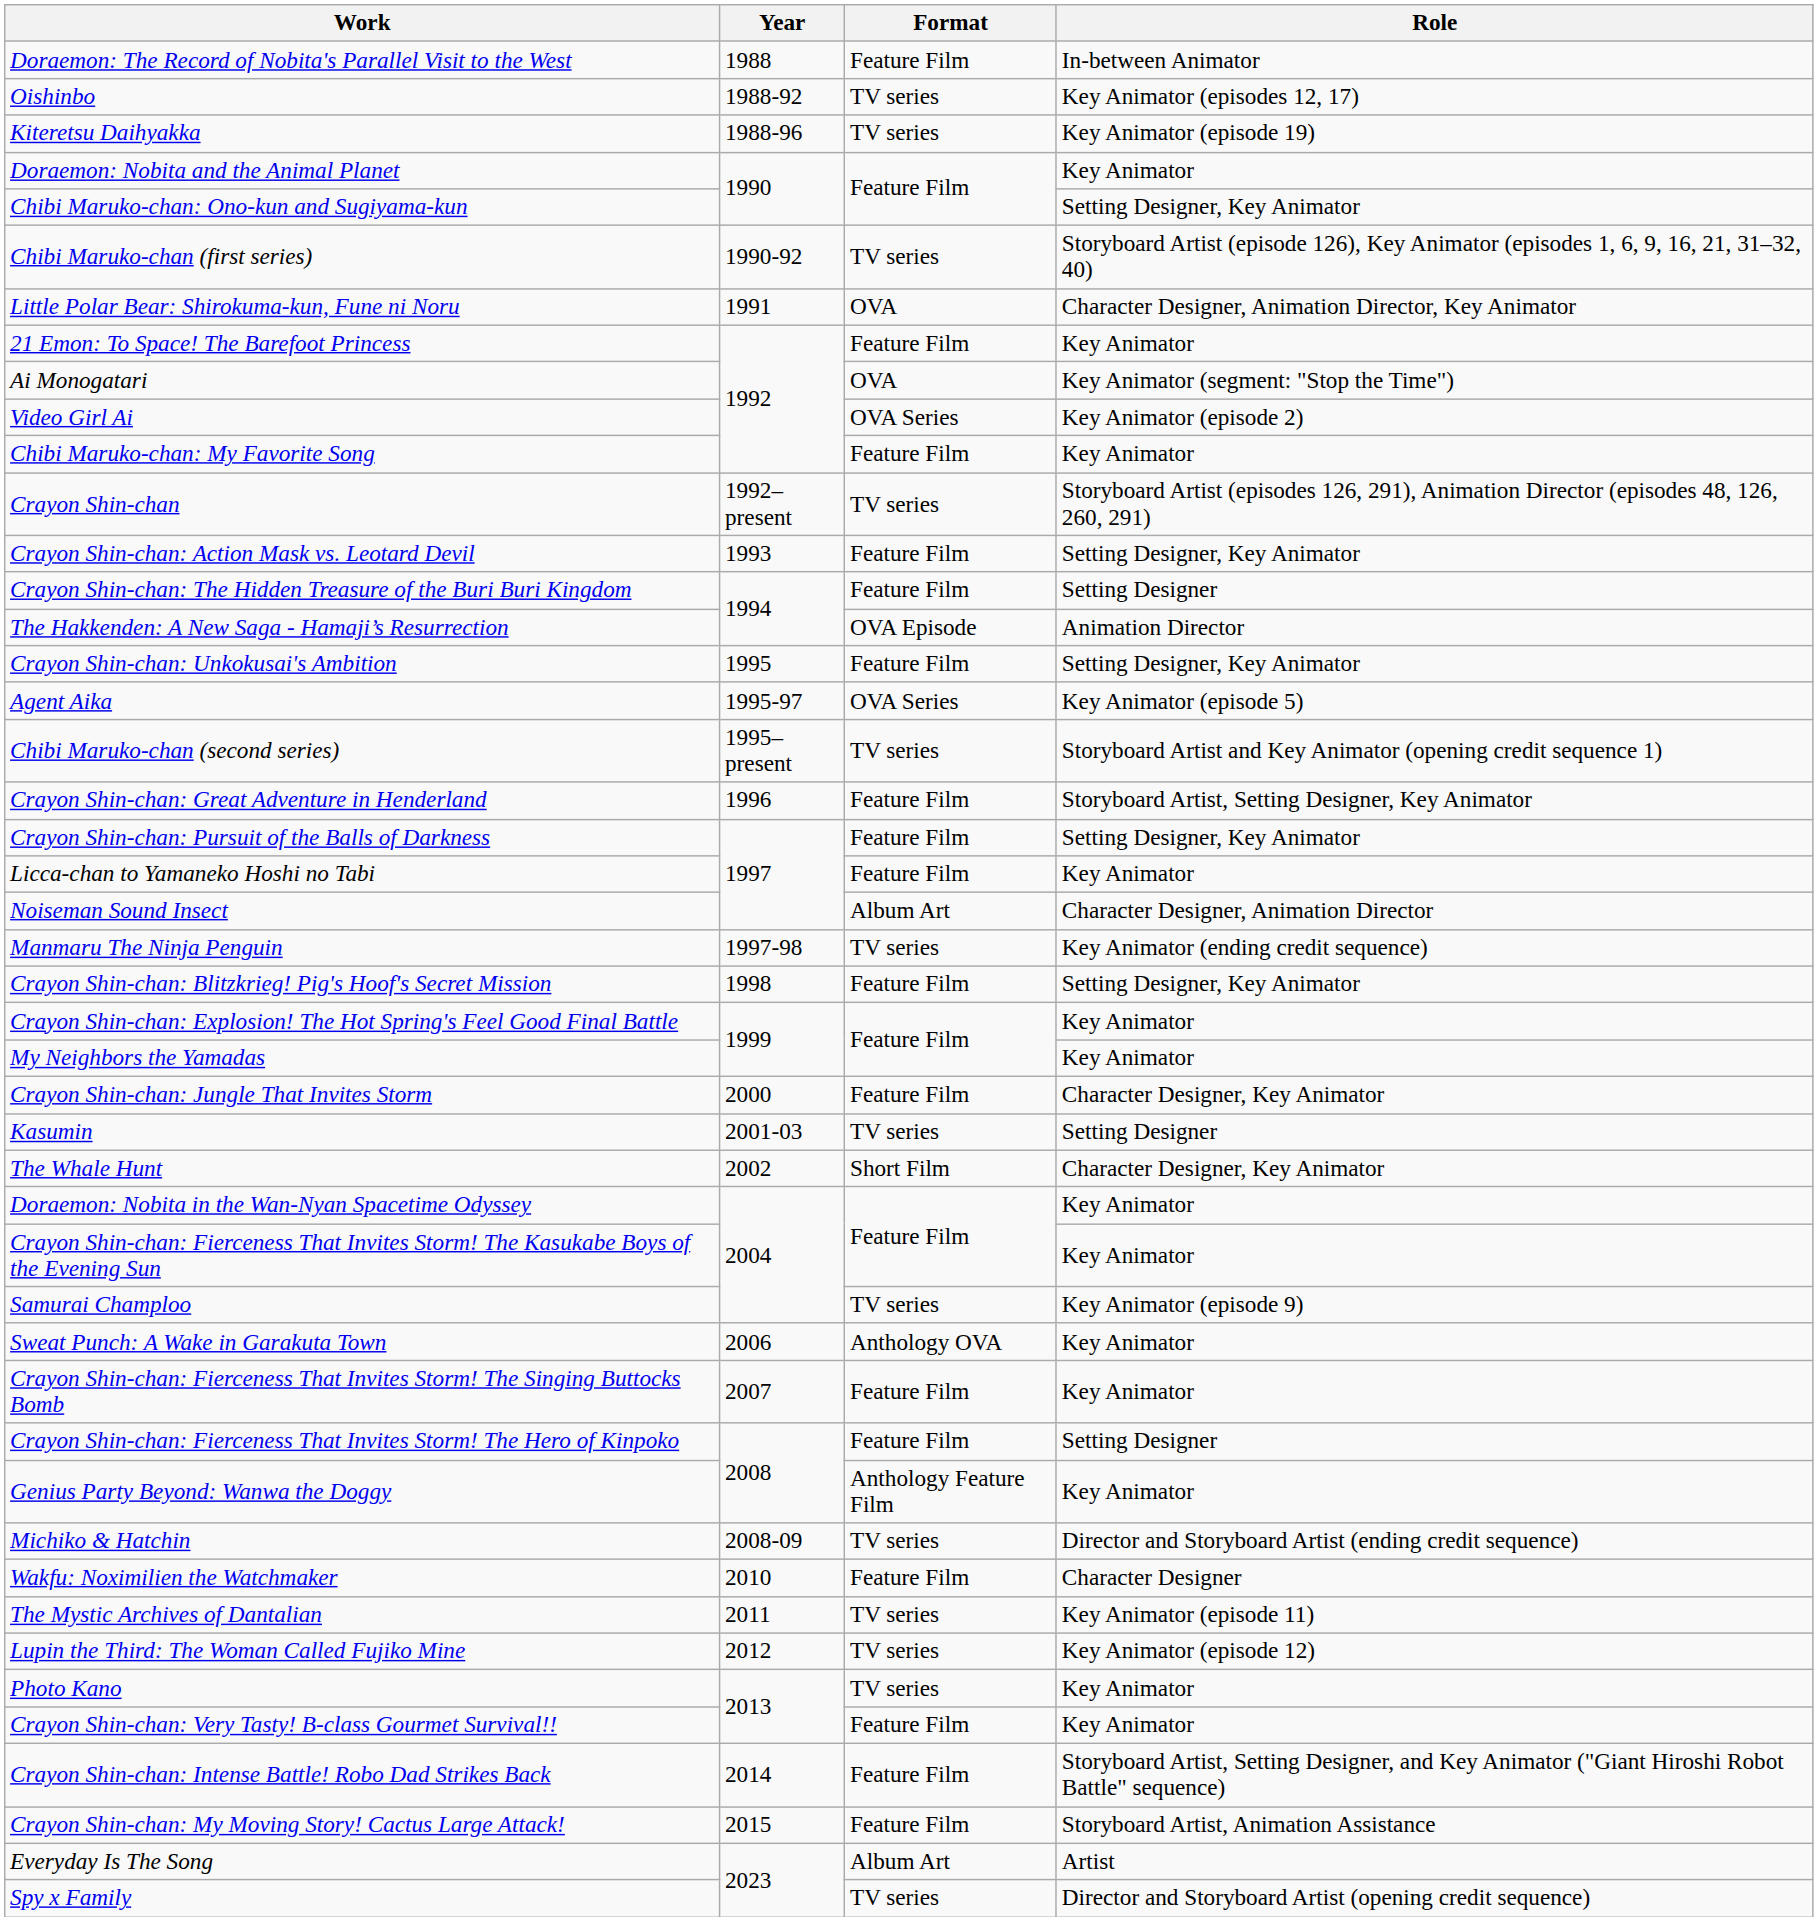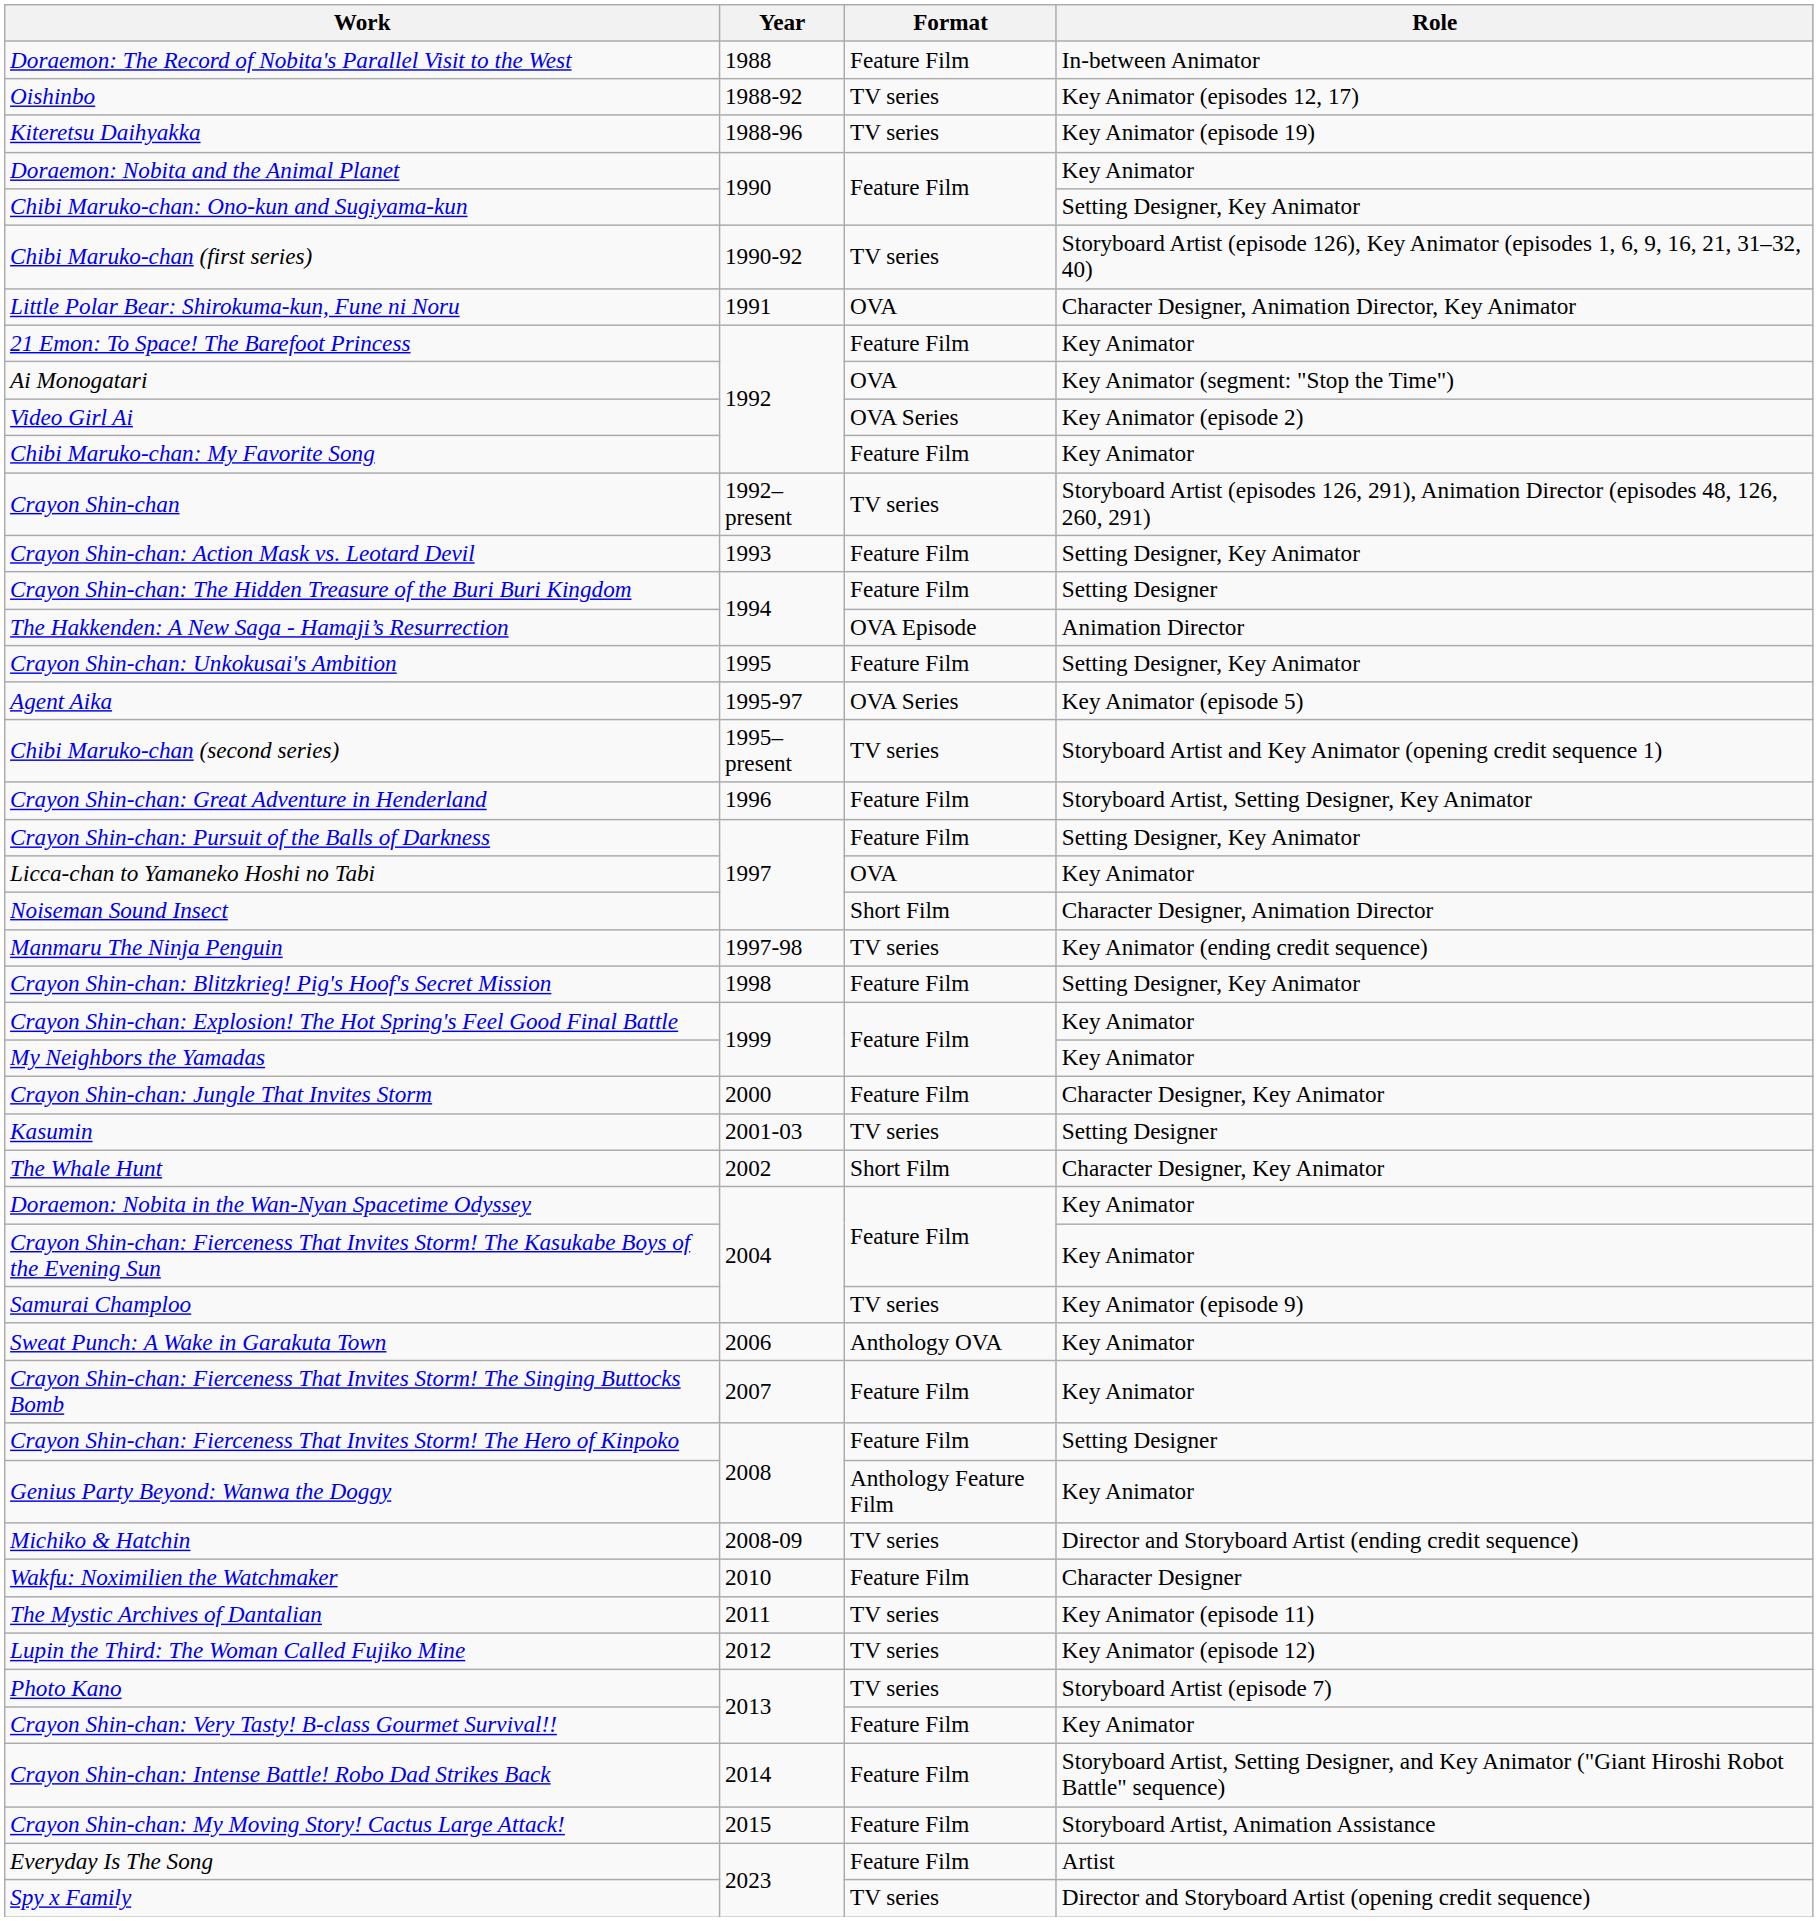(910, 873) Feature Film -> (874, 873) OVA
(900, 910) Album Art -> (900, 910) Short Film
(1128, 1688) Key Animator -> (1197, 1688) Storyboard Artist (episode 7)
(900, 1861) Album Art -> (910, 1861) Feature Film
